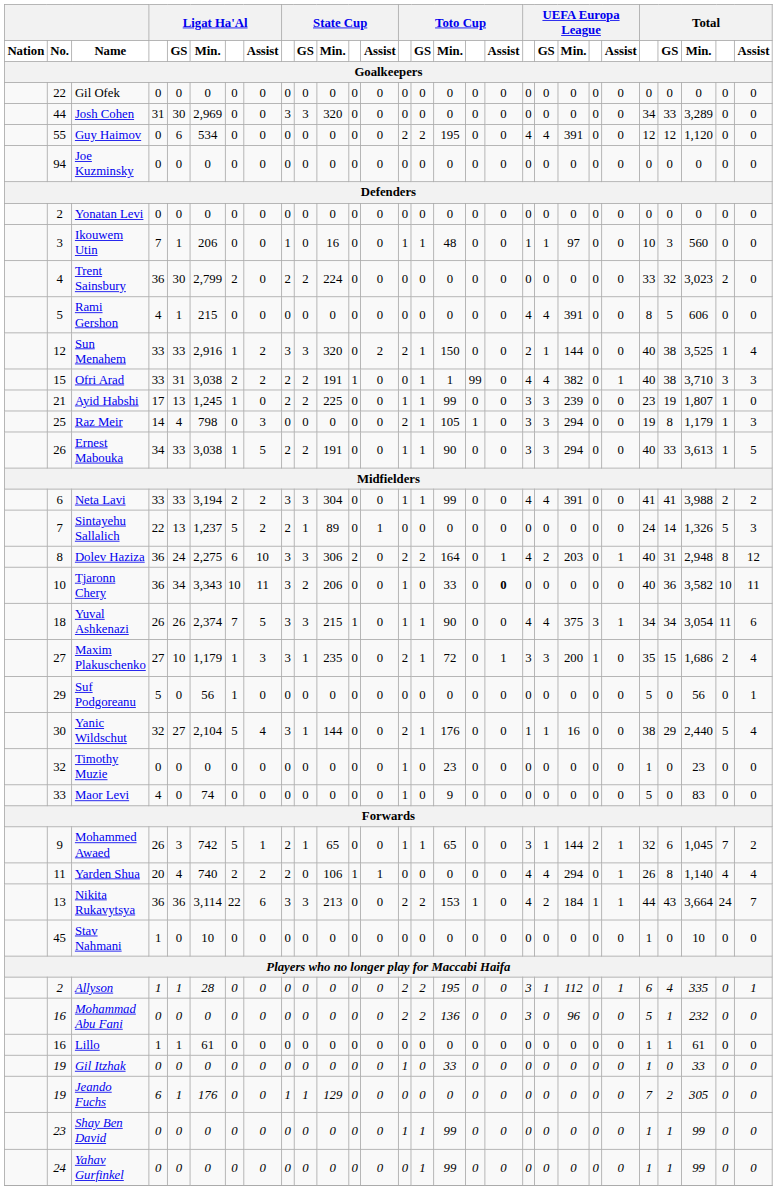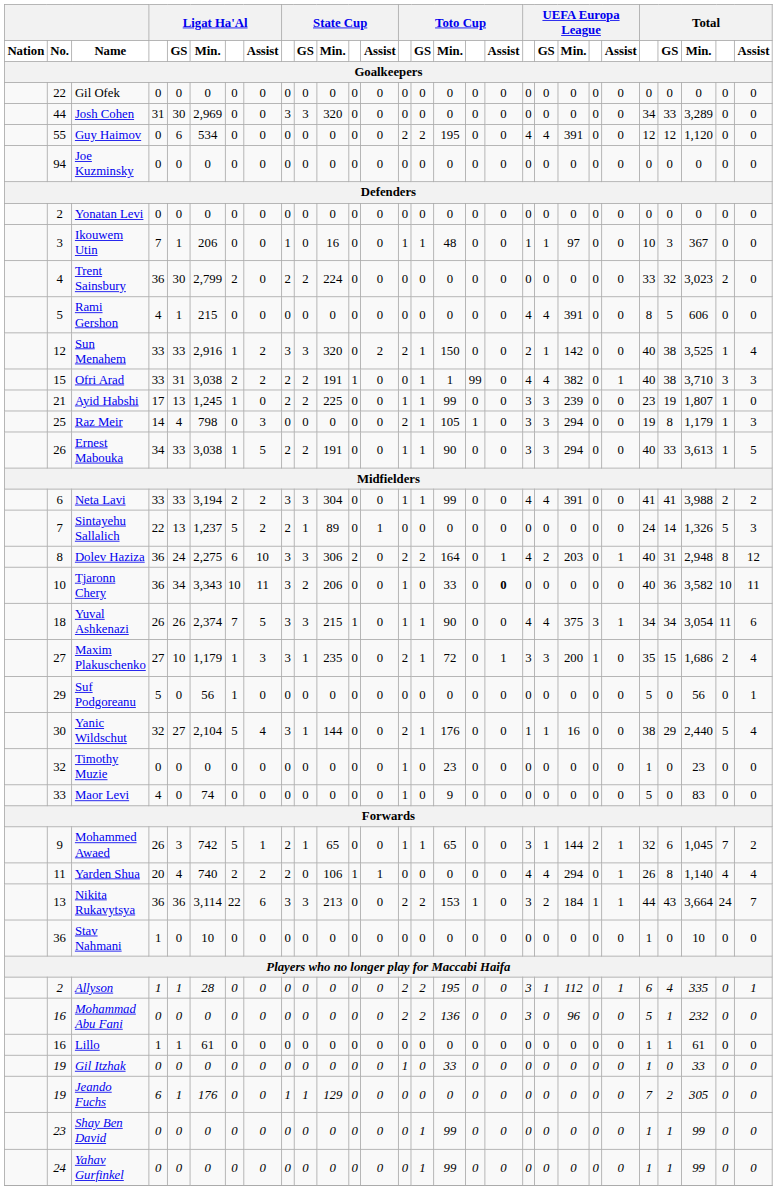(699, 242) 560 -> (699, 242) 367
(574, 351) 144 -> (574, 351) 142
(529, 902) 4 -> (529, 902) 3
(60, 938) 45 -> (60, 938) 36
(405, 1131) 1 -> (405, 1131) 0
